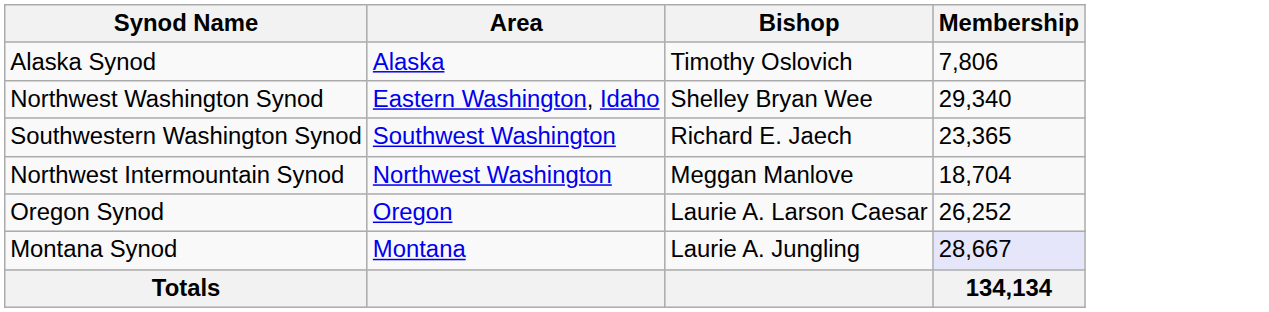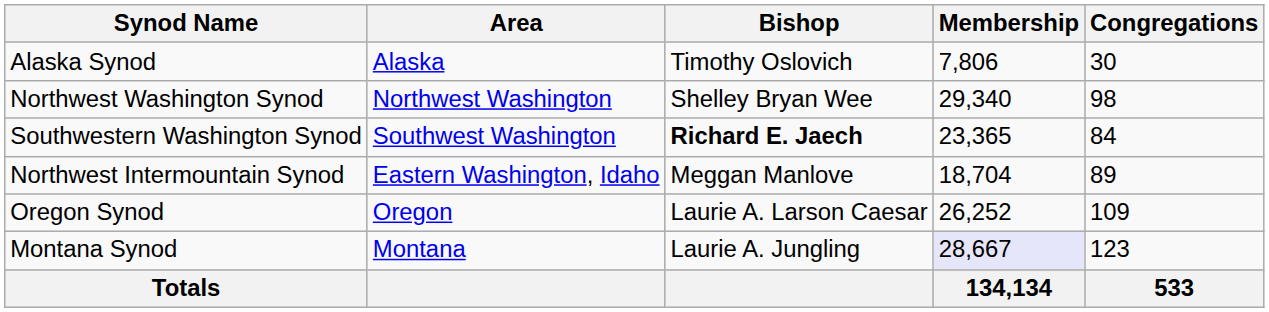+ column: (1174, 23)
(516, 99) Eastern Washington, Idaho -> (492, 99) Northwest Washington
(761, 136) normal -> (767, 136) bold
(492, 174) Northwest Washington -> (516, 174) Eastern Washington, Idaho
